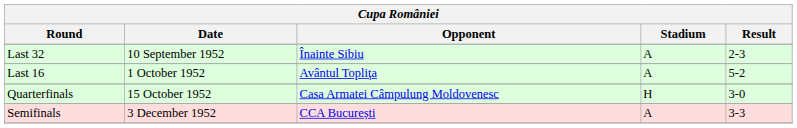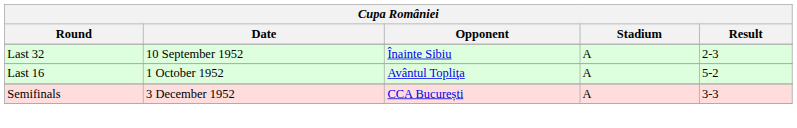- row: (40, 93)
